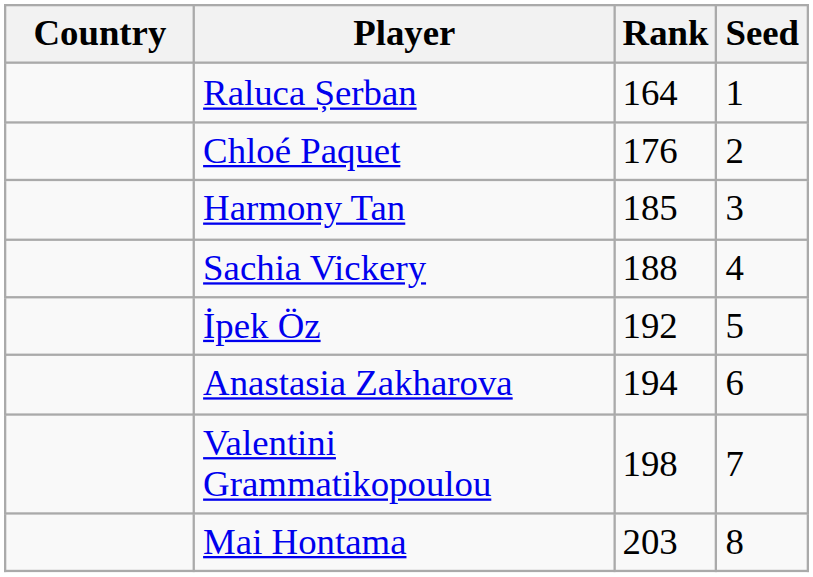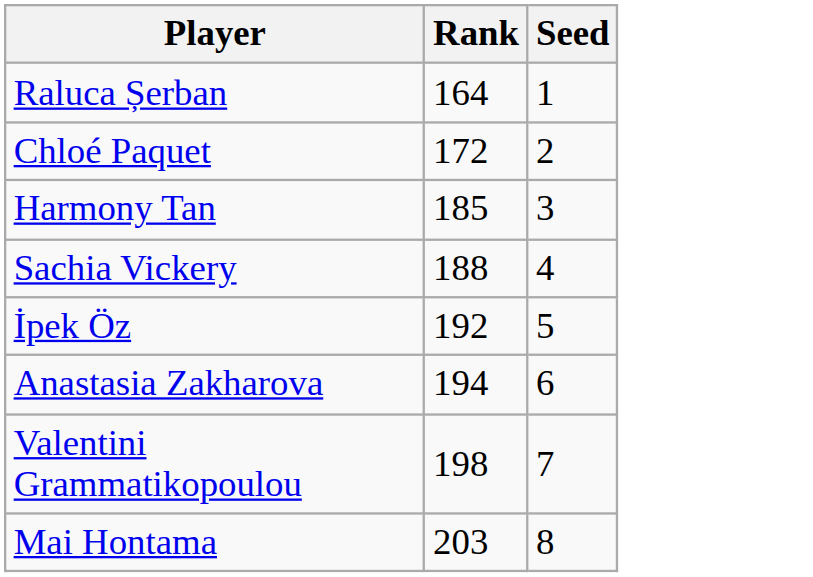- column: (100, 33)
(650, 150) 176 -> (461, 150) 172
